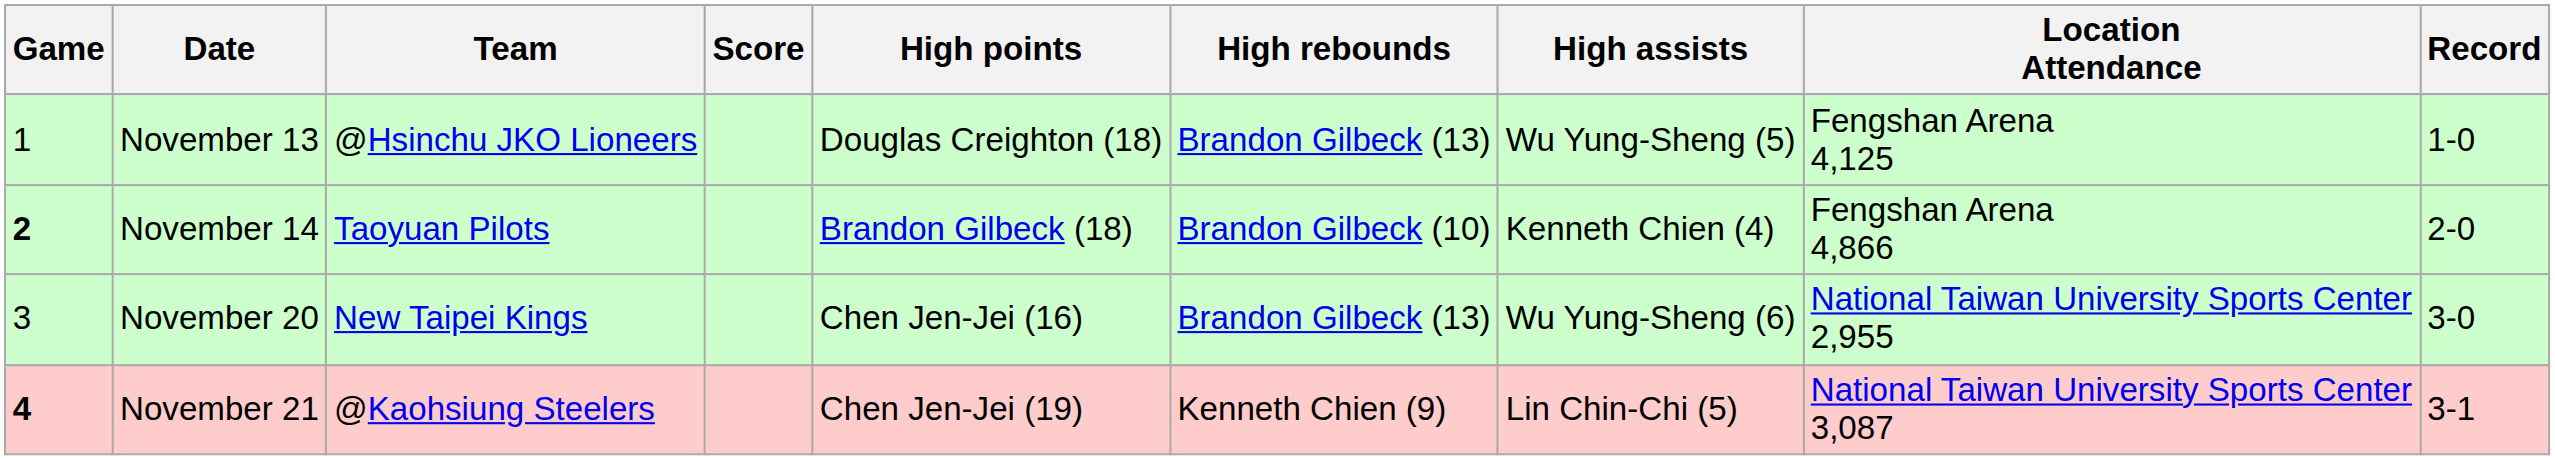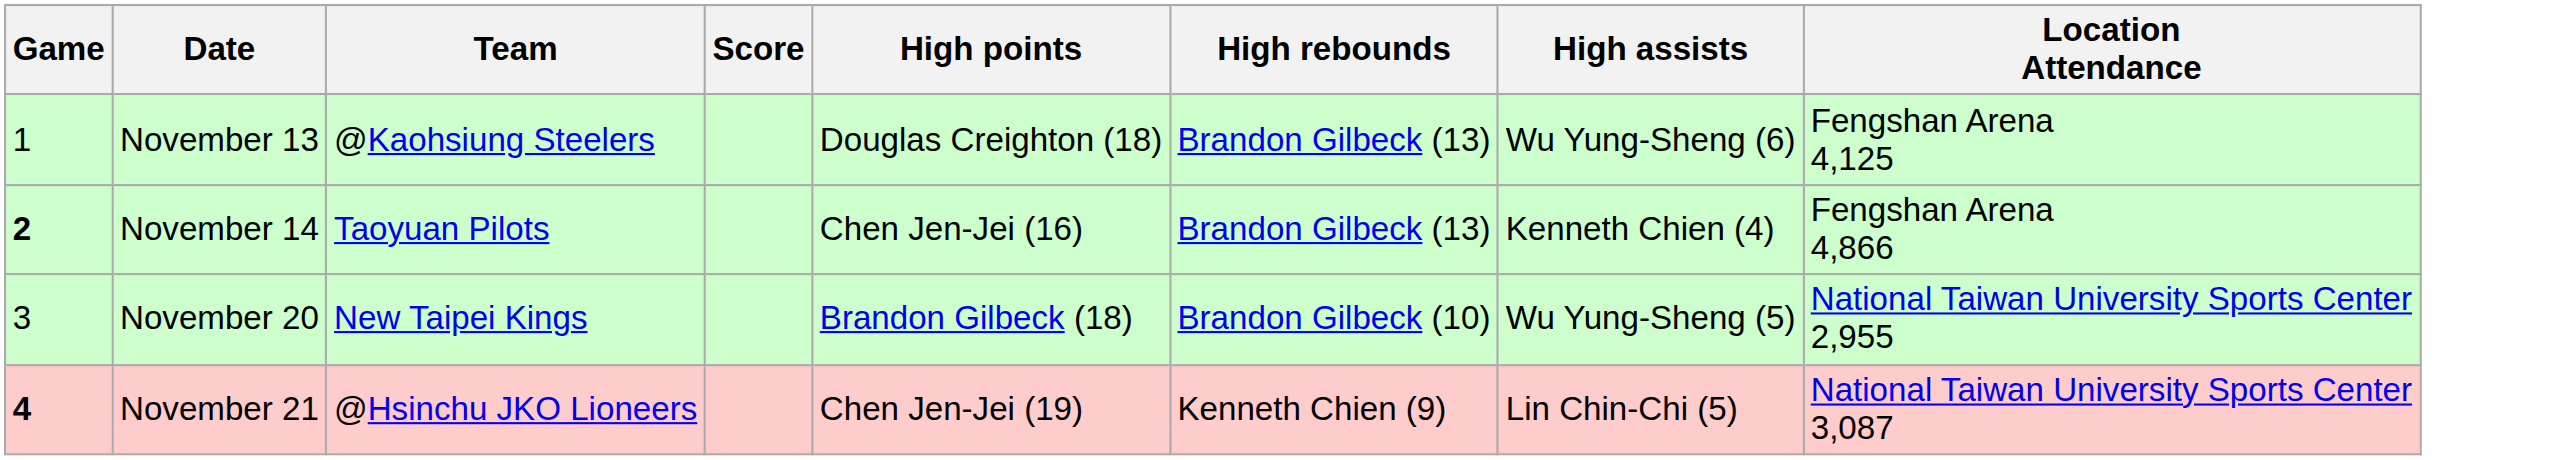- column: (2484, 49)
(516, 139) @Hsinchu JKO Lioneers -> (495, 139) @Kaohsiung Steelers
(1651, 139) Wu Yung-Sheng (5) -> (1651, 139) Wu Yung-Sheng (6)
(976, 228) Brandon Gilbeck (18) -> (951, 228) Chen Jen-Jei (16)
(1334, 228) Brandon Gilbeck (10) -> (1334, 228) Brandon Gilbeck (13)
(951, 318) Chen Jen-Jei (16) -> (976, 318) Brandon Gilbeck (18)
(1334, 318) Brandon Gilbeck (13) -> (1334, 318) Brandon Gilbeck (10)
(1651, 318) Wu Yung-Sheng (6) -> (1651, 318) Wu Yung-Sheng (5)
(495, 408) @Kaohsiung Steelers -> (516, 408) @Hsinchu JKO Lioneers
